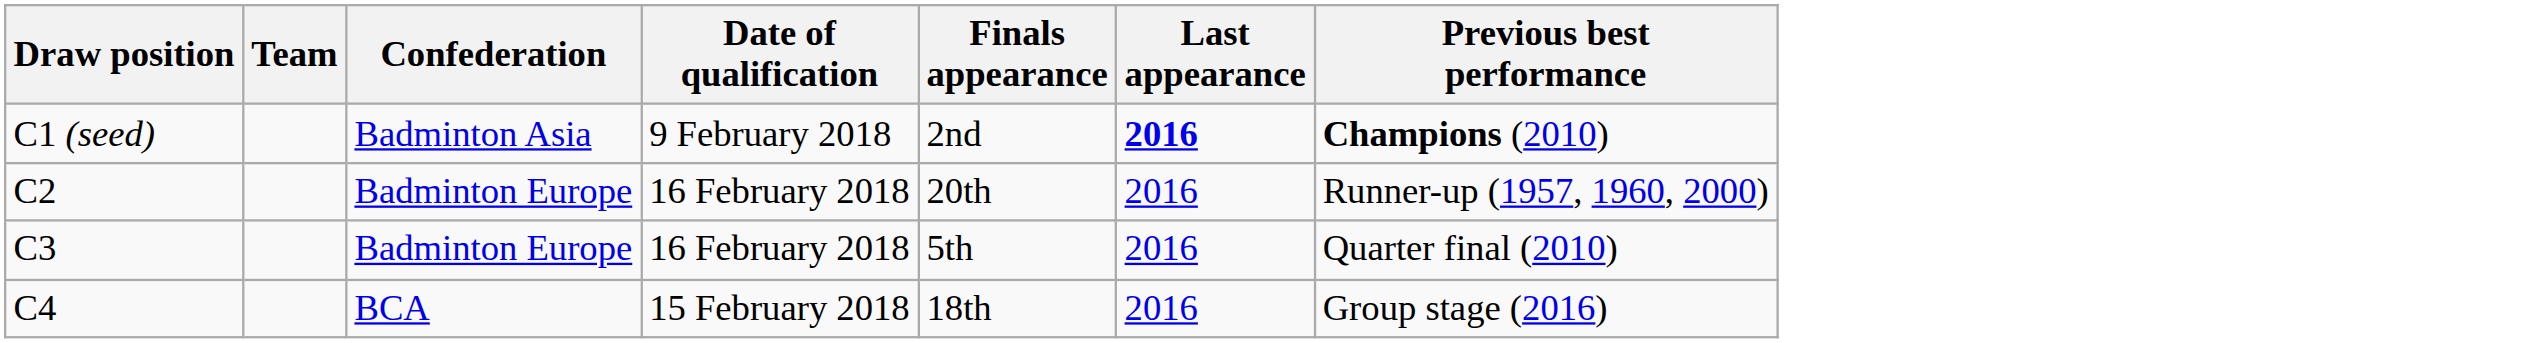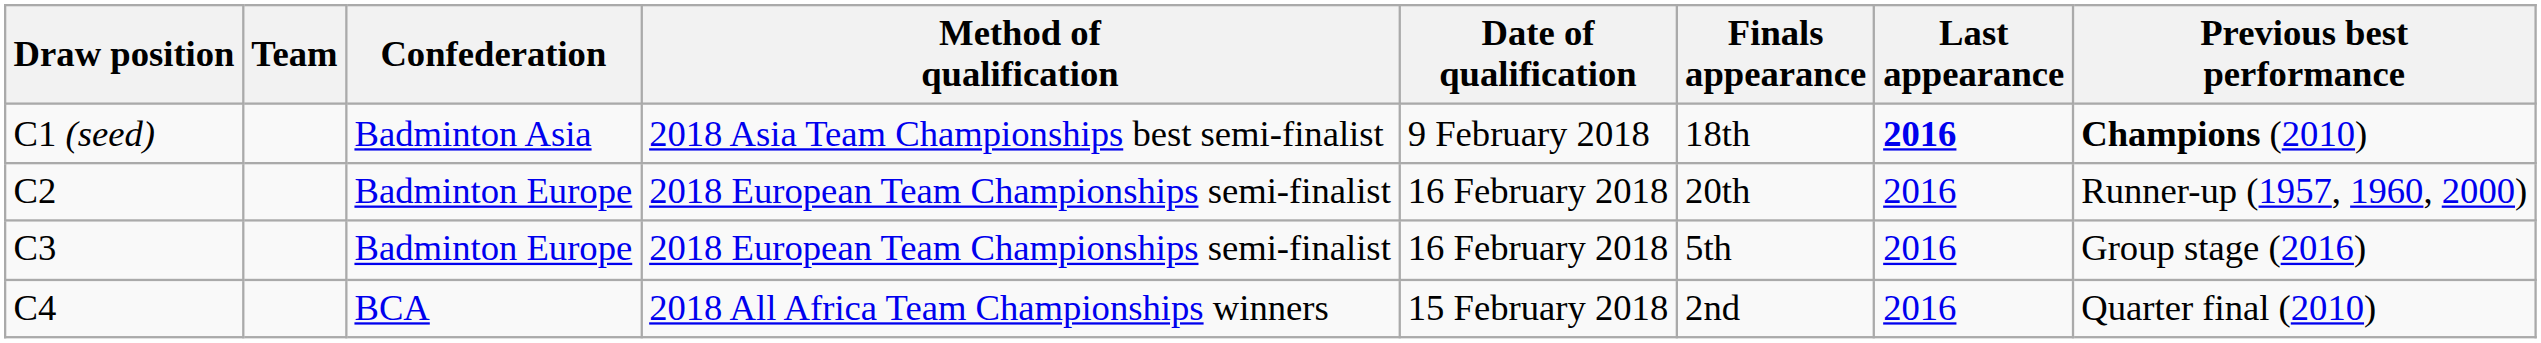+ column: (1020, 54)
(954, 132) 2nd -> (1718, 132) 18th
(1470, 249) Quarter final (2010) -> (2224, 249) Group stage (2016)
(959, 307) 18th -> (1713, 307) 2nd
(1465, 307) Group stage (2016) -> (2229, 307) Quarter final (2010)
